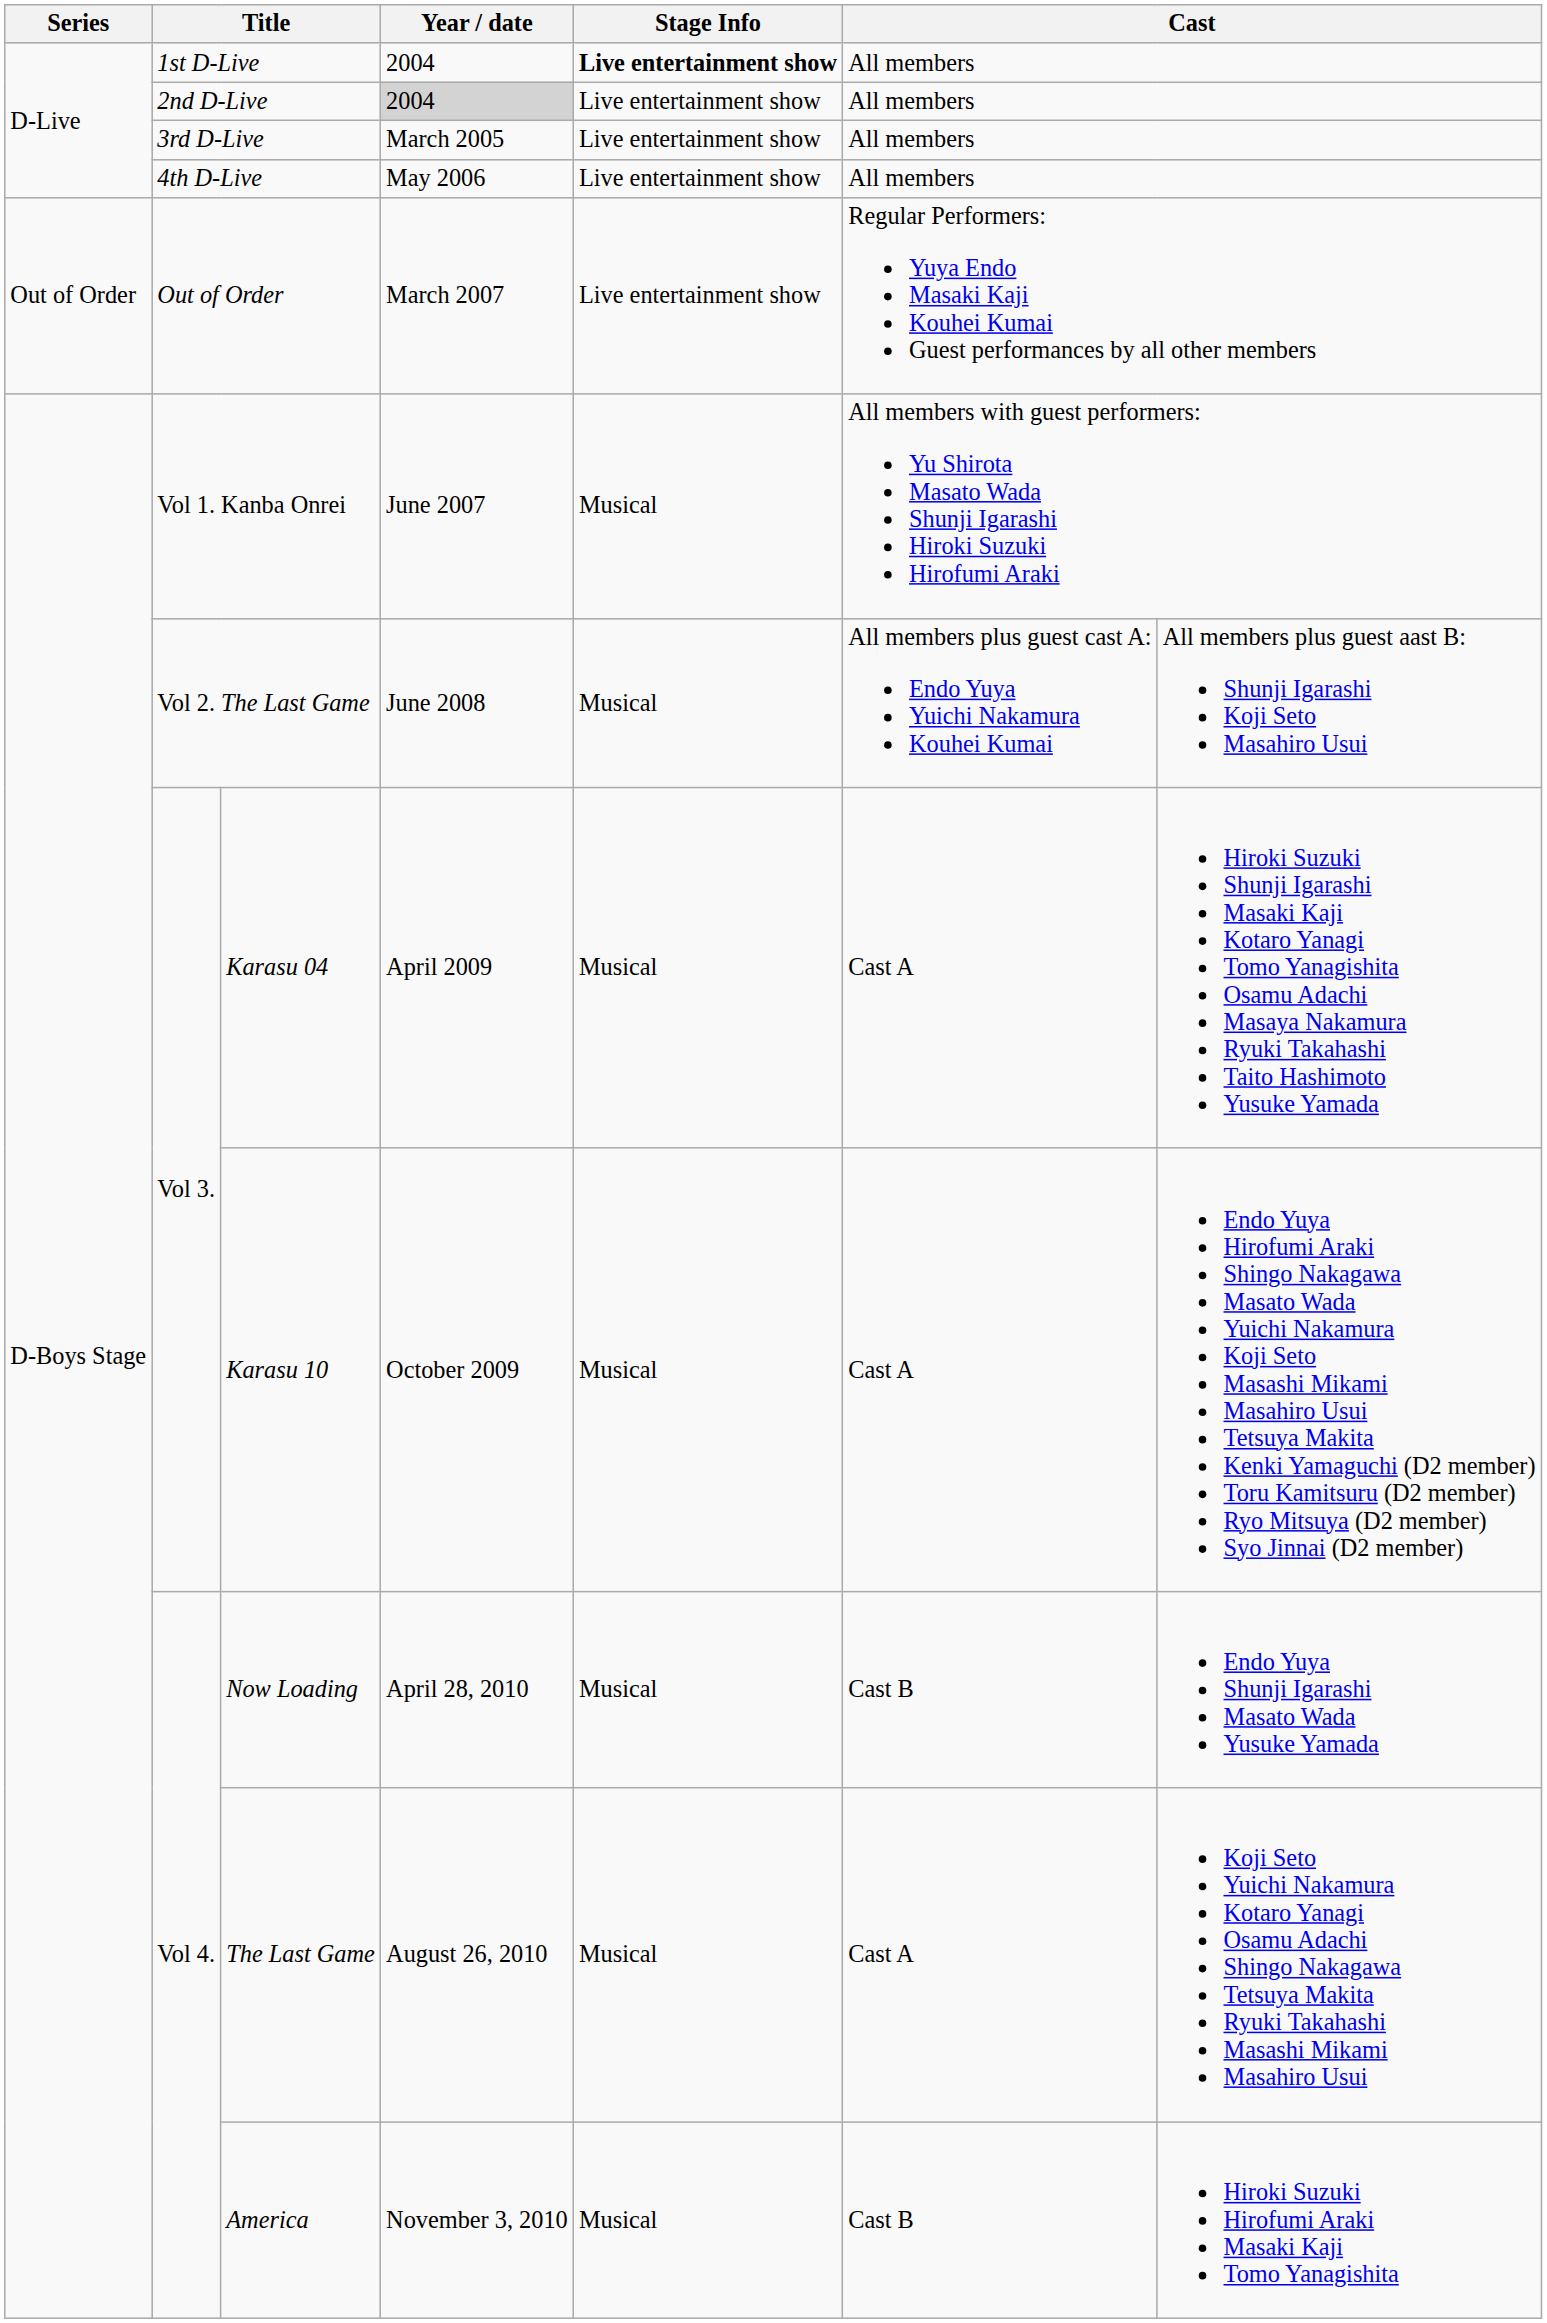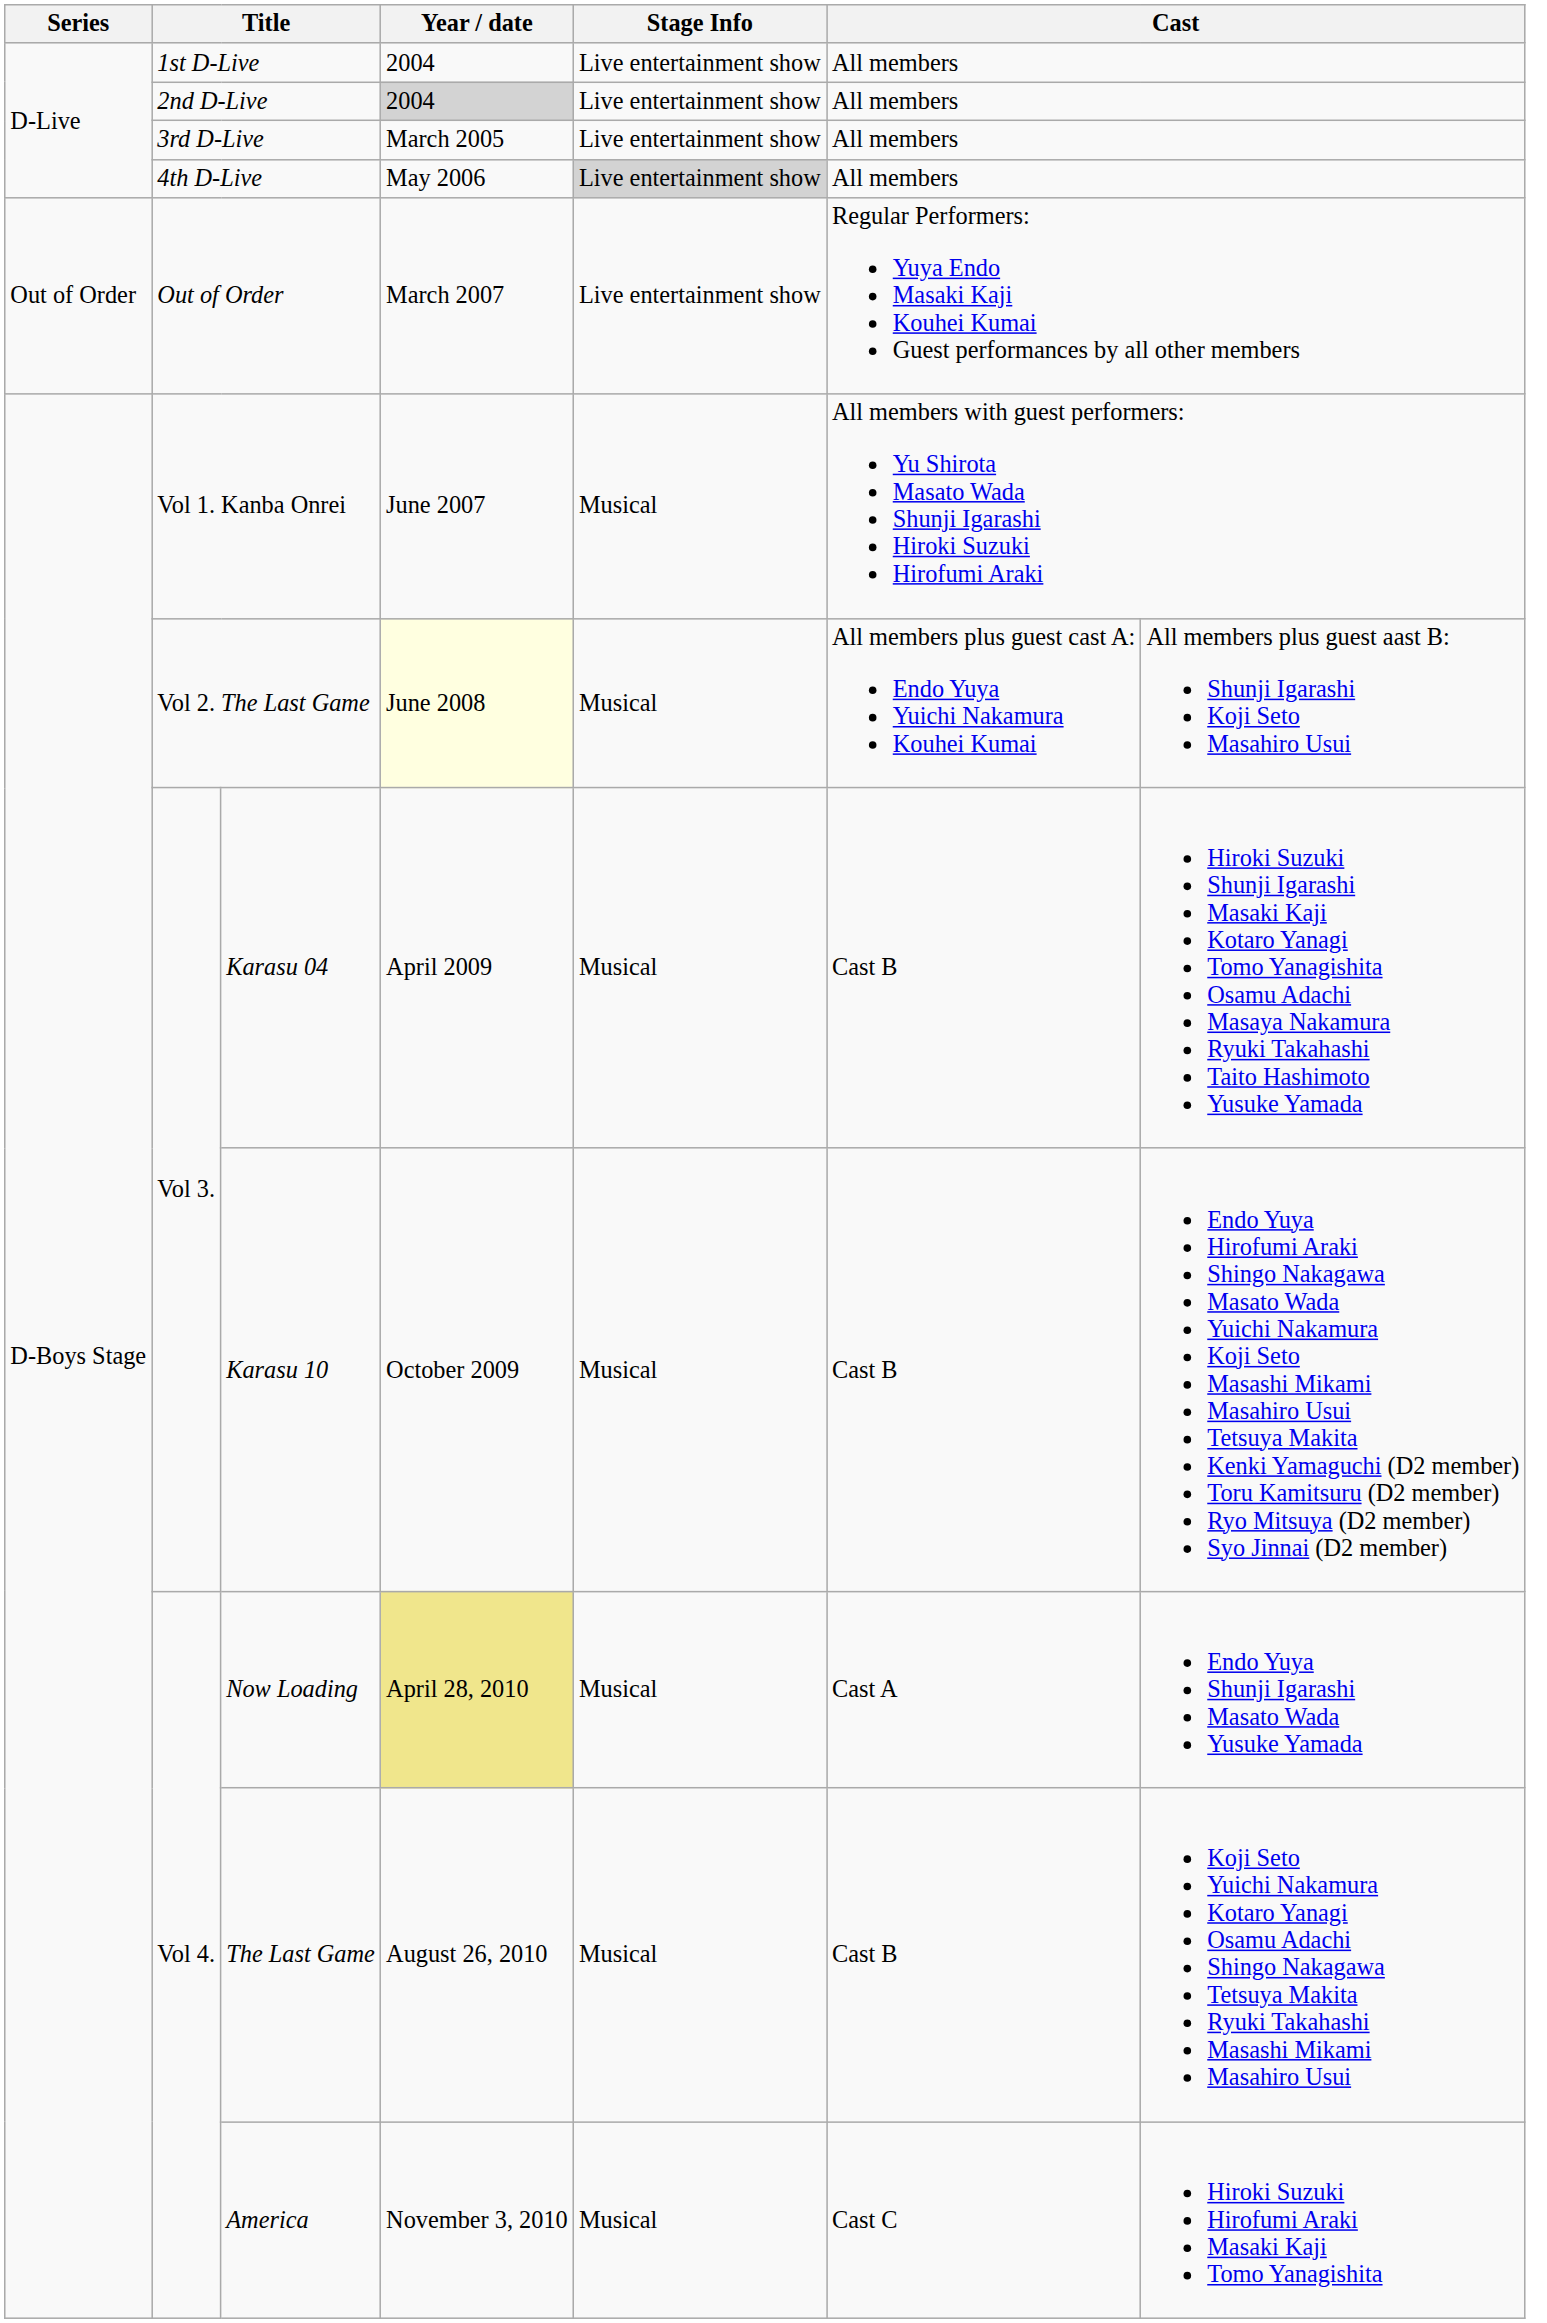(708, 62) bold -> (700, 62) normal
(700, 178) no background -> (700, 178) lightgrey background
(436, 702) no background -> (436, 702) lightyellow background
(881, 967) Cast A -> (865, 967) Cast B
(881, 1369) Cast A -> (865, 1369) Cast B
(457, 1689) no background -> (457, 1689) khaki background
(881, 1689) Cast B -> (865, 1689) Cast A
(881, 1954) Cast A -> (865, 1954) Cast B
(881, 2219) Cast B -> (865, 2219) Cast C
